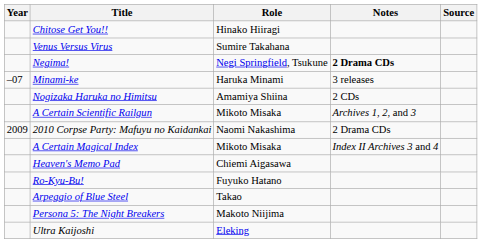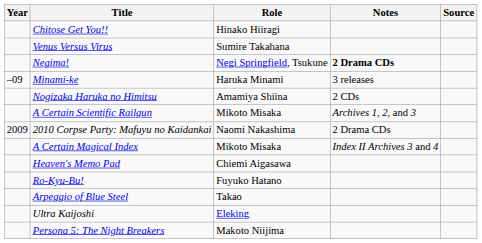(15, 79) –07 -> (15, 79) –09
rows swapped: (63, 230) <-> (99, 213)
